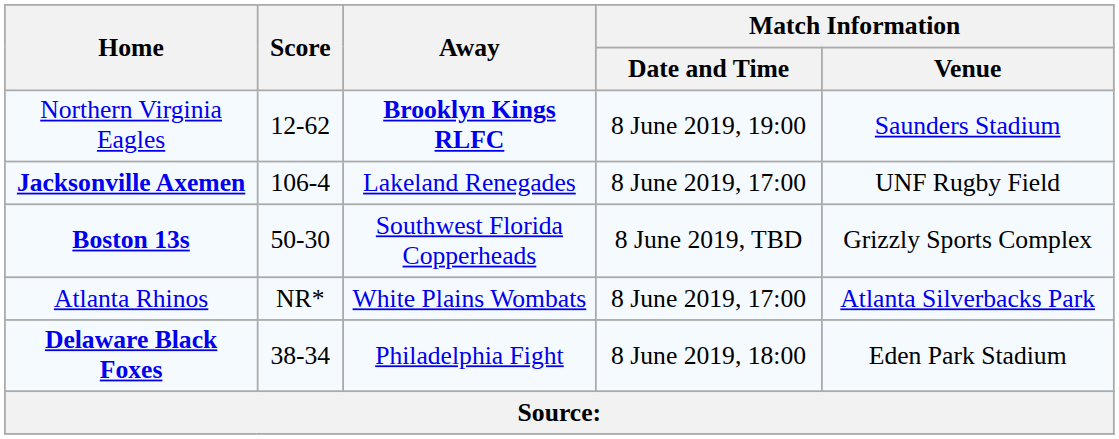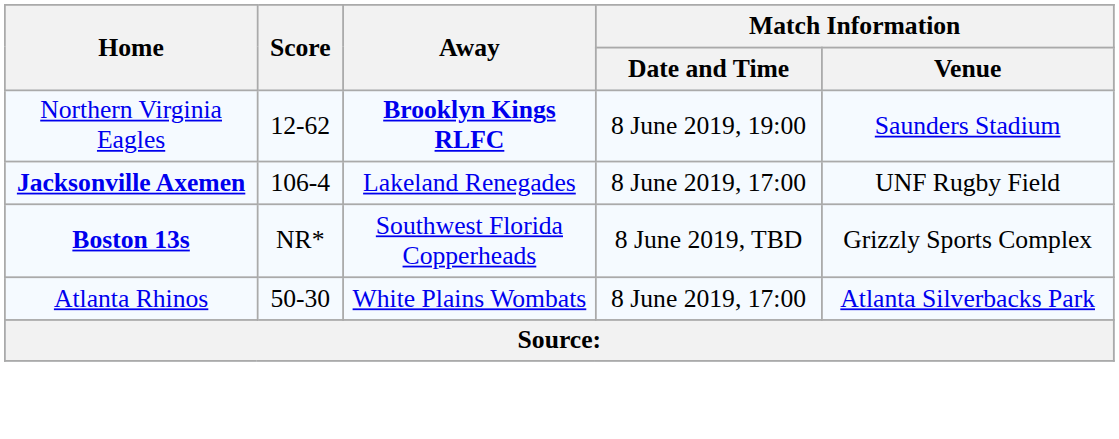(300, 240) 50-30 -> (300, 240) NR*
(300, 297) NR* -> (300, 297) 50-30
- row: (131, 355)
